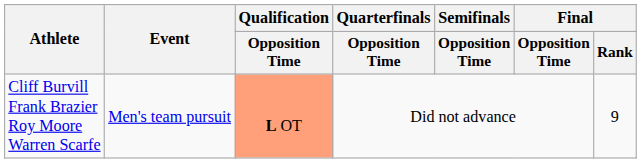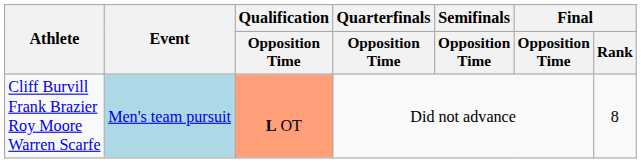(170, 116) no background -> (170, 116) lightblue background
(615, 116) 9 -> (615, 116) 8
